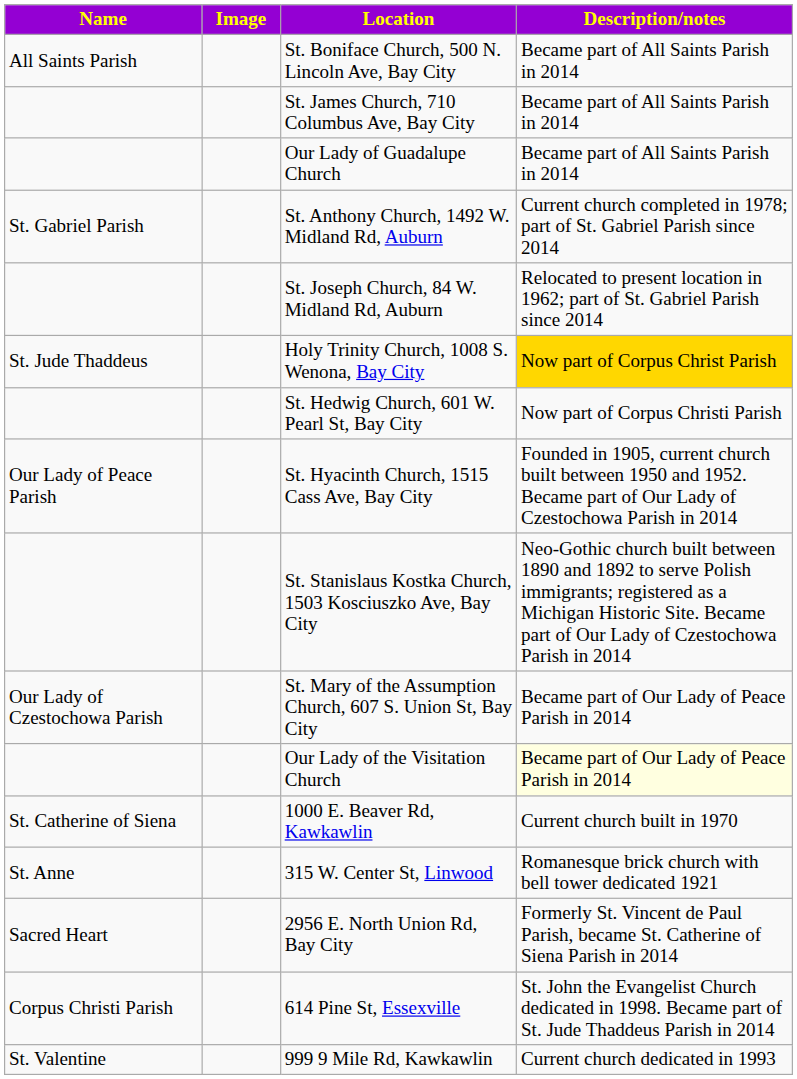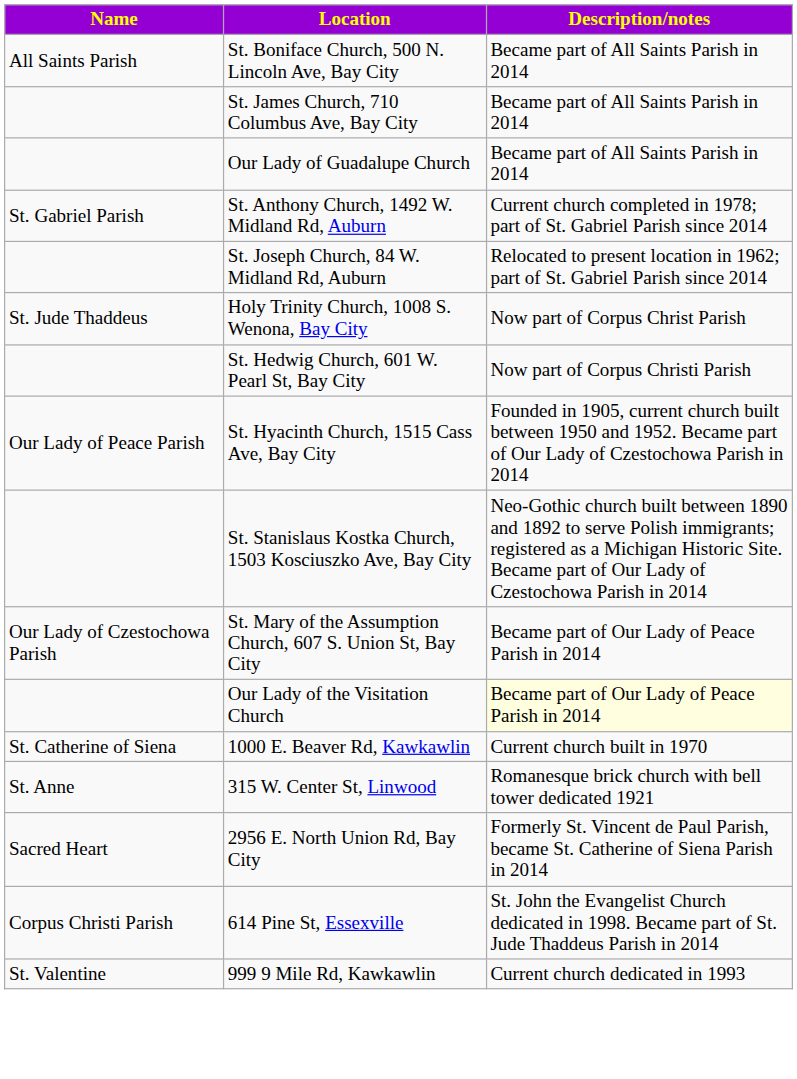- column: (241, 19)
(649, 361) gold background -> (618, 318) no background
